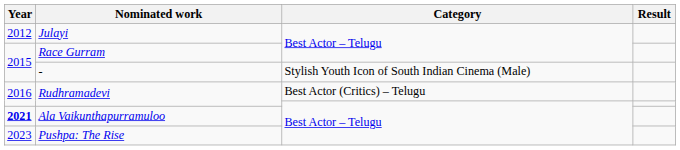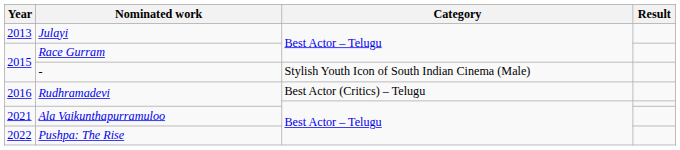(19, 33) 2012 -> (19, 33) 2013
(19, 116) bold -> (19, 116) normal
(19, 135) 2023 -> (19, 135) 2022
